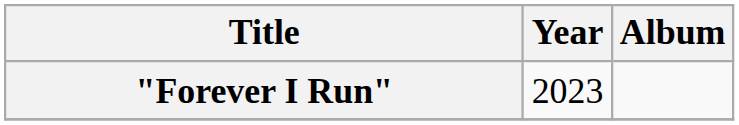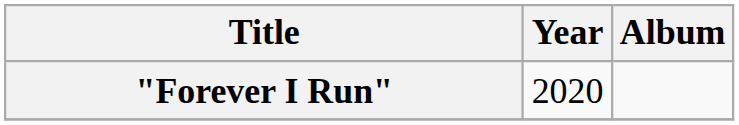(568, 89) 2023 -> (568, 89) 2020
